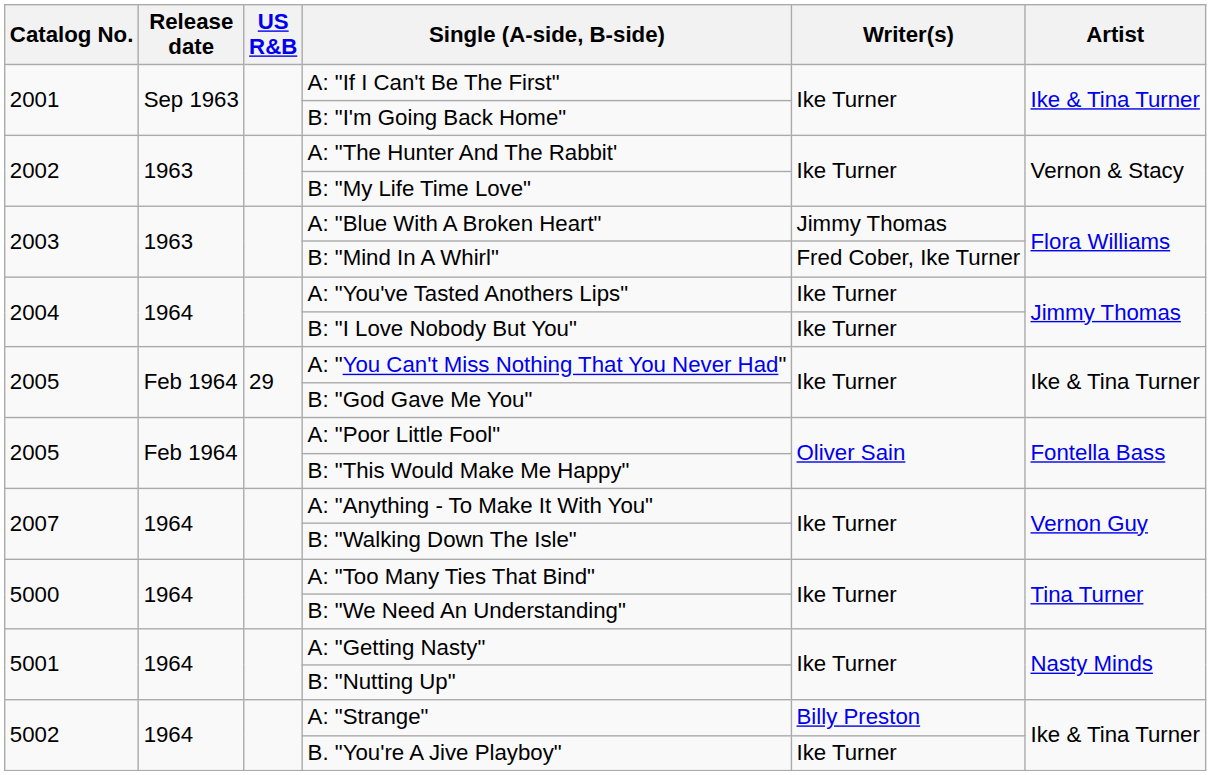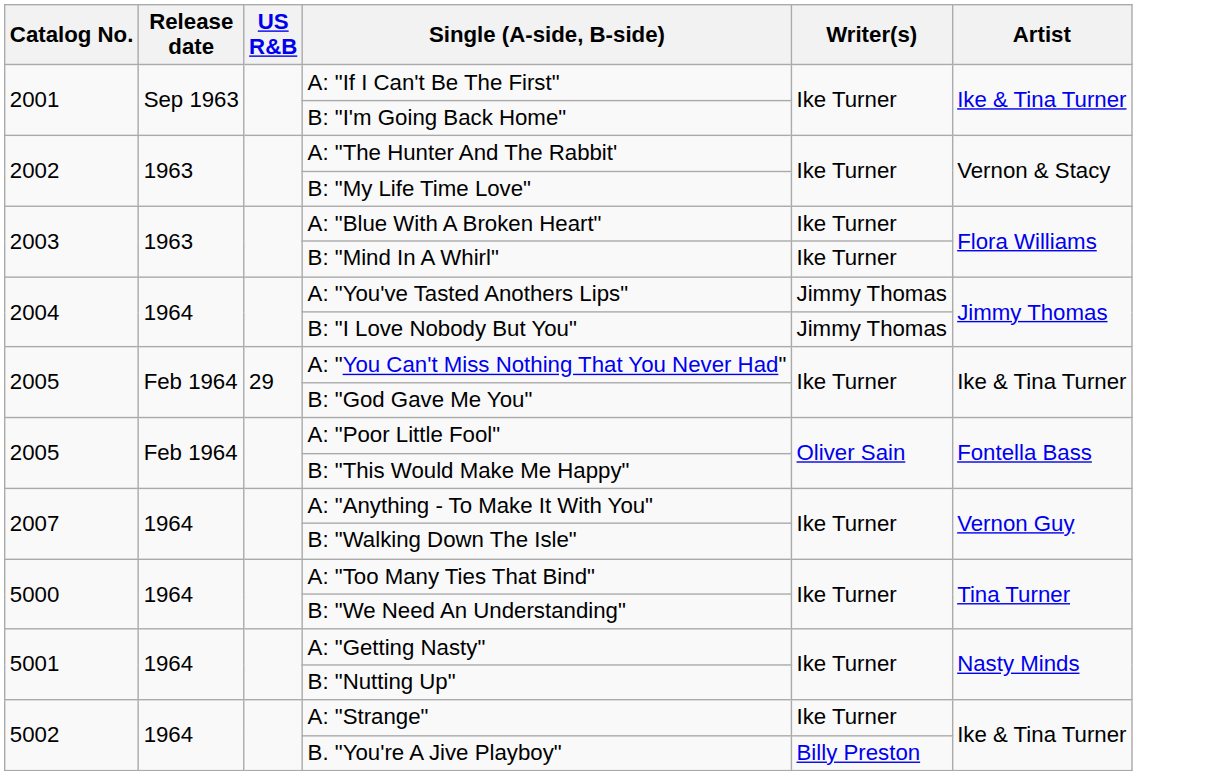(872, 223) Jimmy Thomas -> (847, 223) Ike Turner
(908, 258) Fred Cober, Ike Turner -> (847, 258) Ike Turner
(847, 294) Ike Turner -> (872, 294) Jimmy Thomas
(847, 329) Ike Turner -> (872, 329) Jimmy Thomas
(858, 717) Billy Preston -> (847, 717) Ike Turner
(847, 752) Ike Turner -> (858, 752) Billy Preston
